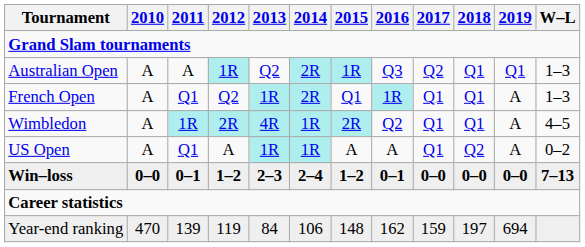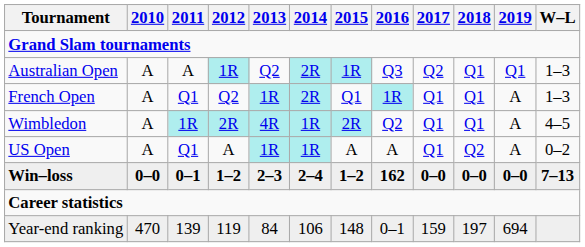(392, 176) 0–1 -> (392, 176) 162
(392, 228) 162 -> (392, 228) 0–1
